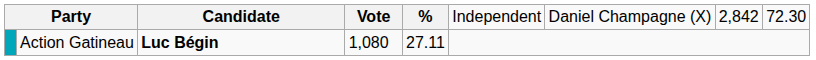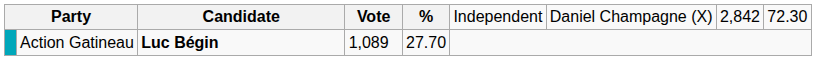(369, 42) 1,080 -> (369, 42) 1,089
(425, 42) 27.11 -> (426, 42) 27.70
